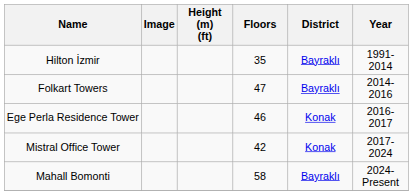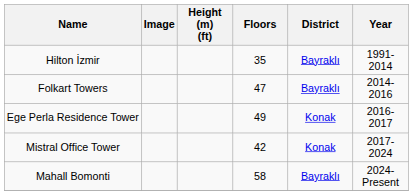(260, 118) 46 -> (260, 118) 49
